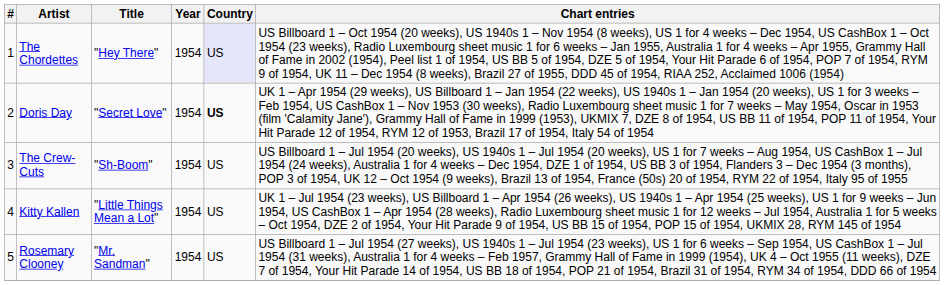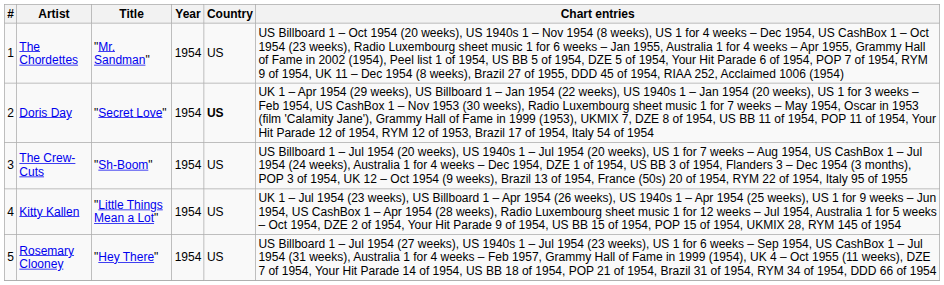(126, 53) "Hey There" -> (122, 53) "Mr. Sandman"
(215, 53) lavender background -> (215, 53) no background
(122, 257) "Mr. Sandman" -> (126, 257) "Hey There"
